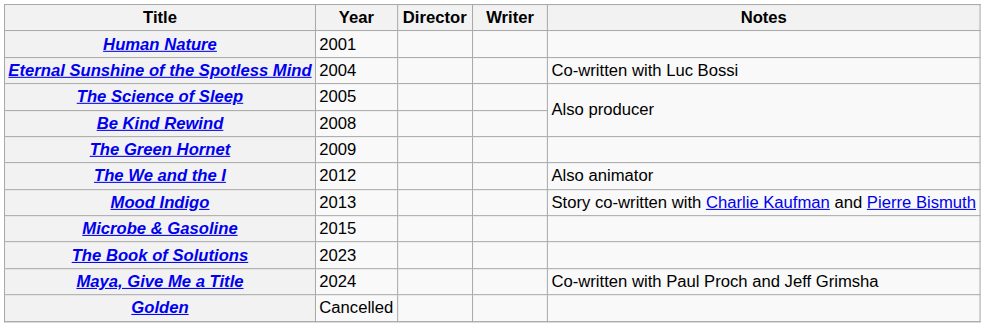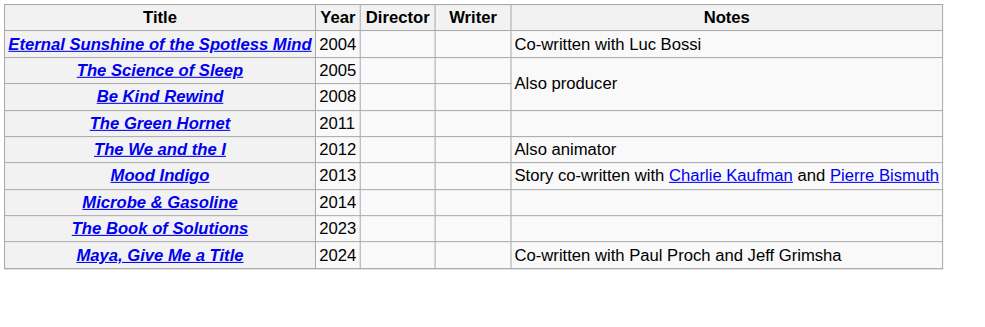- row: (160, 44)
(338, 149) 2009 -> (337, 123) 2011
(338, 228) 2015 -> (338, 202) 2014
- row: (160, 307)
